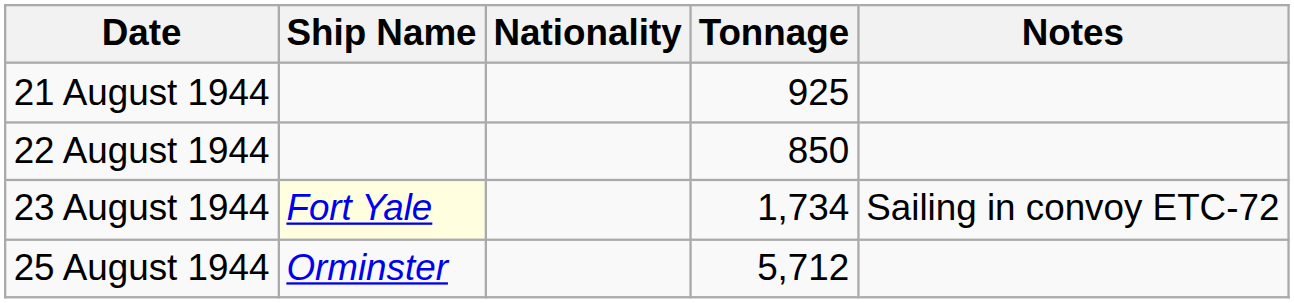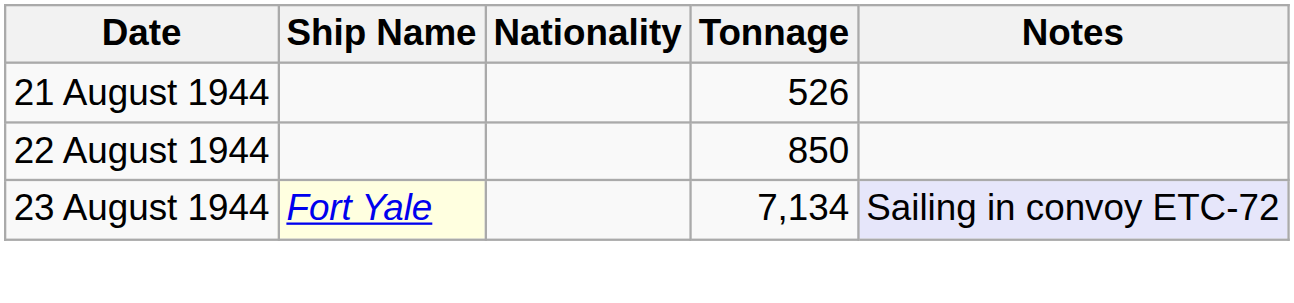(819, 92) 925 -> (819, 92) 526
(803, 208) 1,734 -> (803, 208) 7,134
(1073, 208) no background -> (1073, 208) lavender background
- row: (142, 267)
